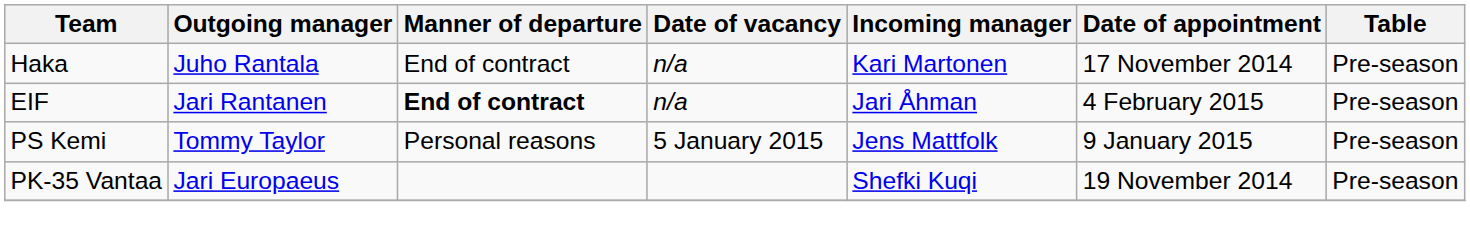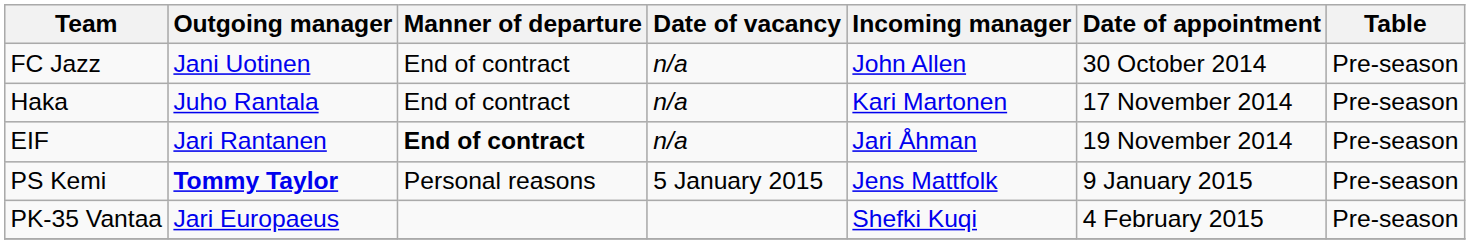+ row: (56, 63)
(1173, 102) 4 February 2015 -> (1188, 141) 19 November 2014
(249, 141) normal -> (256, 180) bold
(1188, 180) 19 November 2014 -> (1173, 219) 4 February 2015
